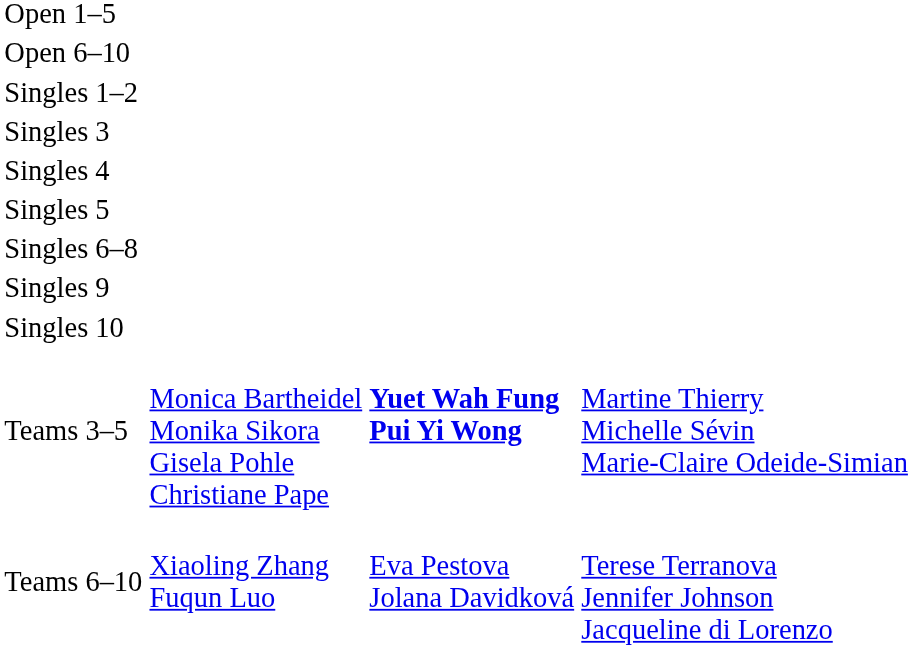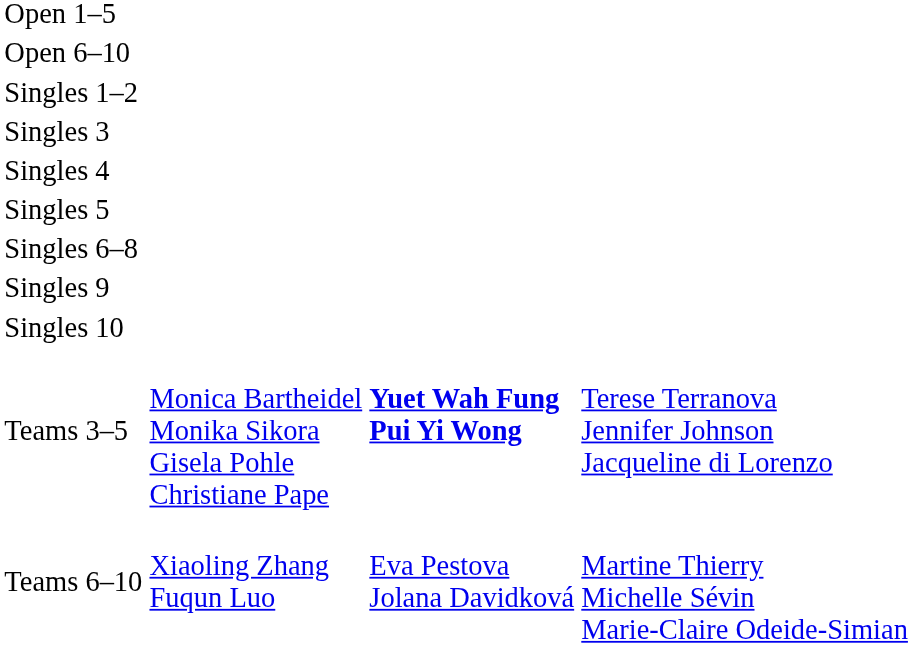(745, 430) Martine Thierry Michelle Sévin Marie-Claire Odeide-Simian -> (707, 430) Terese Terranova Jennifer Johnson Jacqueline di Lorenzo
(707, 597) Terese Terranova Jennifer Johnson Jacqueline di Lorenzo -> (745, 597) Martine Thierry Michelle Sévin Marie-Claire Odeide-Simian
